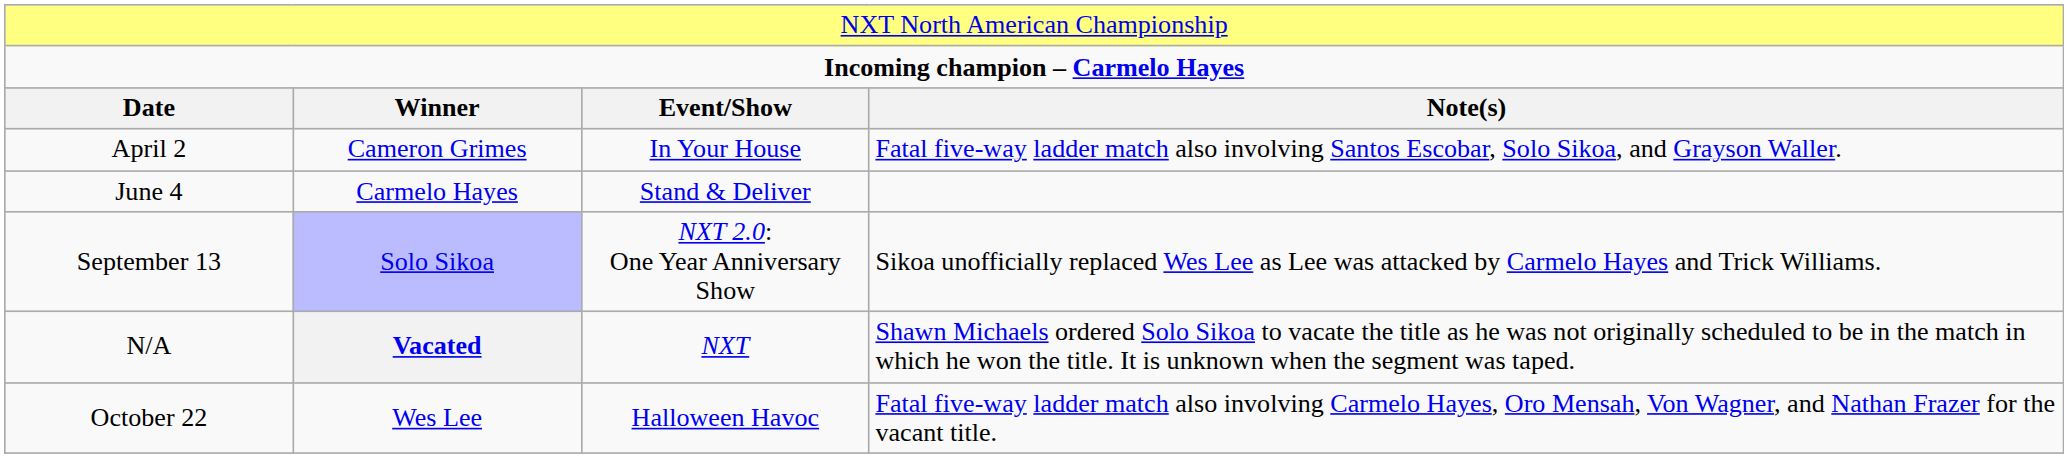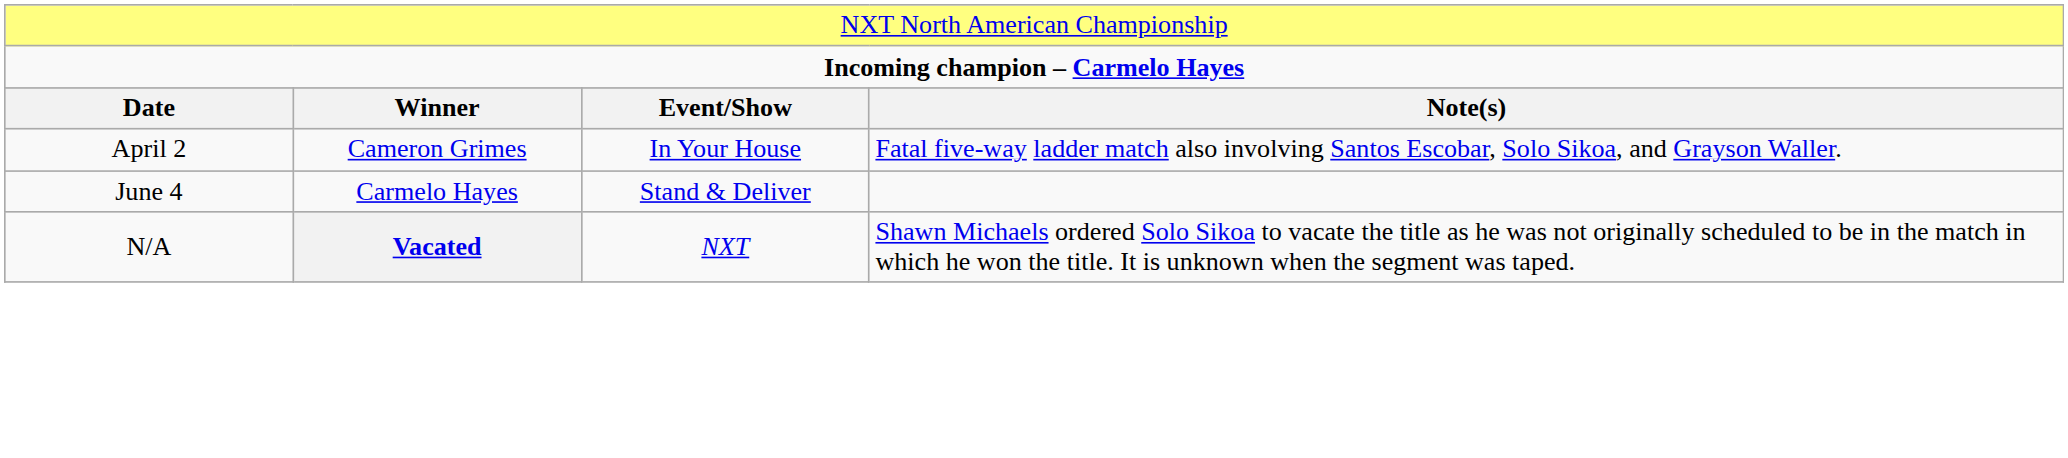- row: (149, 261)
- row: (149, 417)
